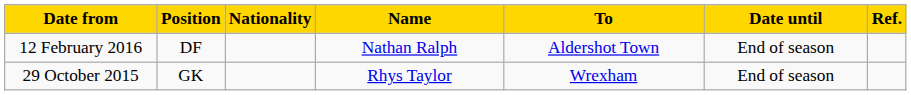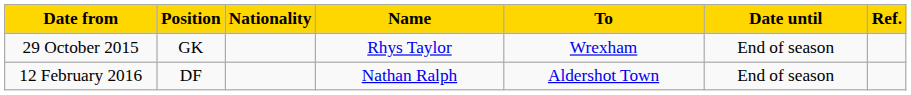rows swapped: (81, 76) <-> (81, 47)
